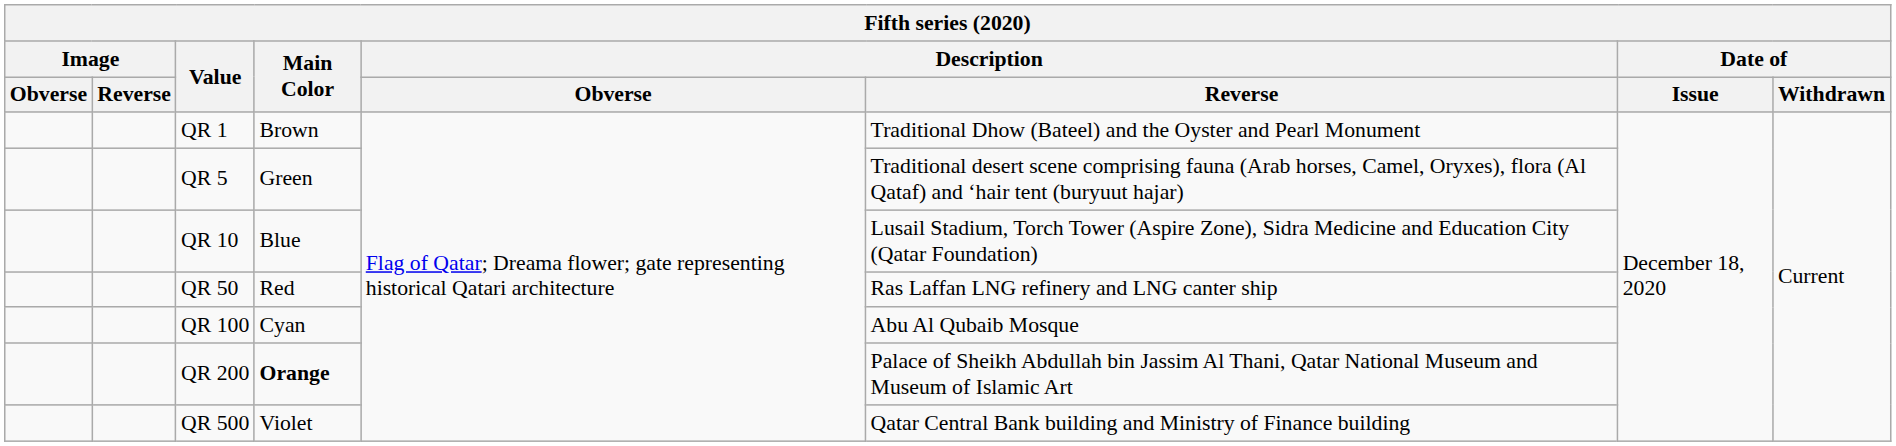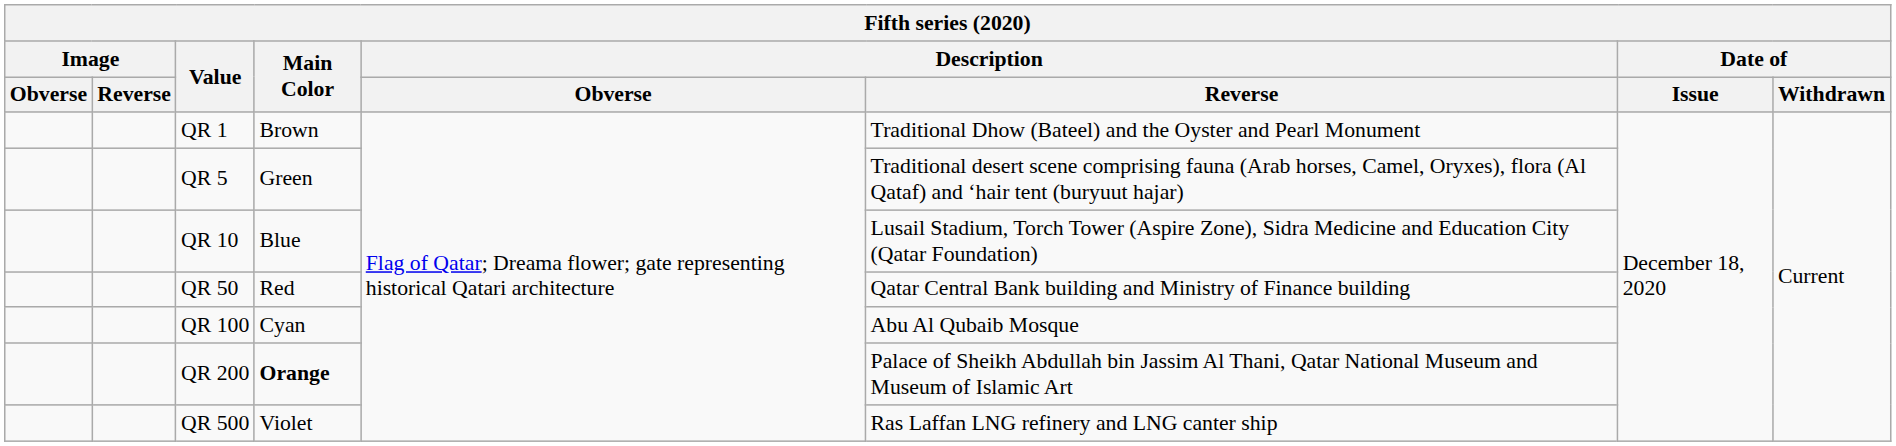(1074, 289) Ras Laffan LNG refinery and LNG canter ship -> (1140, 289) Qatar Central Bank building and Ministry of Finance building
(1140, 422) Qatar Central Bank building and Ministry of Finance building -> (1074, 422) Ras Laffan LNG refinery and LNG canter ship
